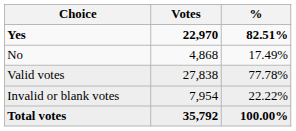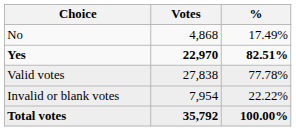rows swapped: (17, 34) <-> (15, 55)
